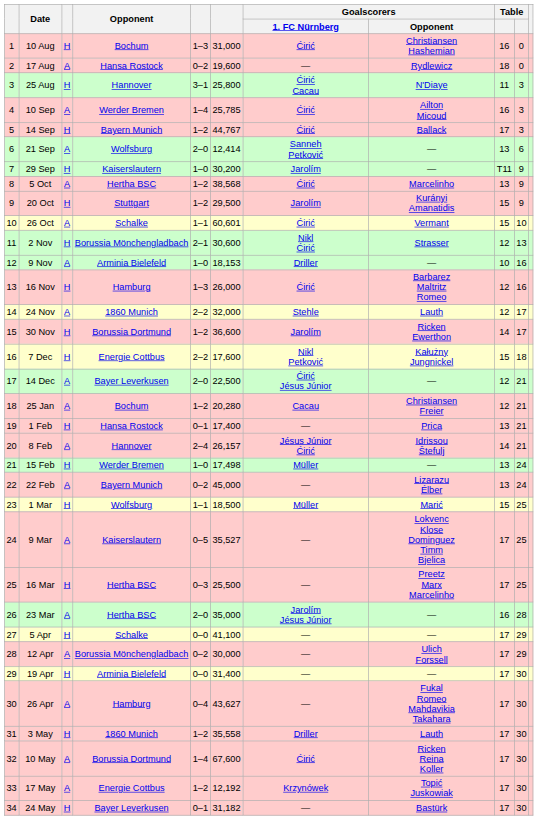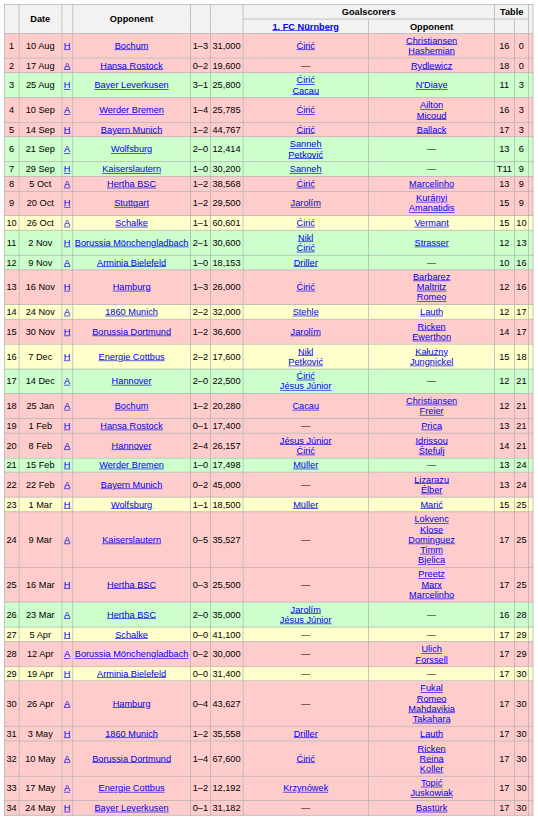(132, 86) Hannover -> (132, 86) Bayer Leverkusen
(306, 169) Jarolím -> (306, 169) Sanneh
(132, 382) Bayer Leverkusen -> (132, 382) Hannover
